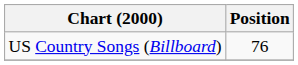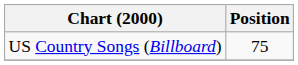(260, 45) 76 -> (260, 45) 75
